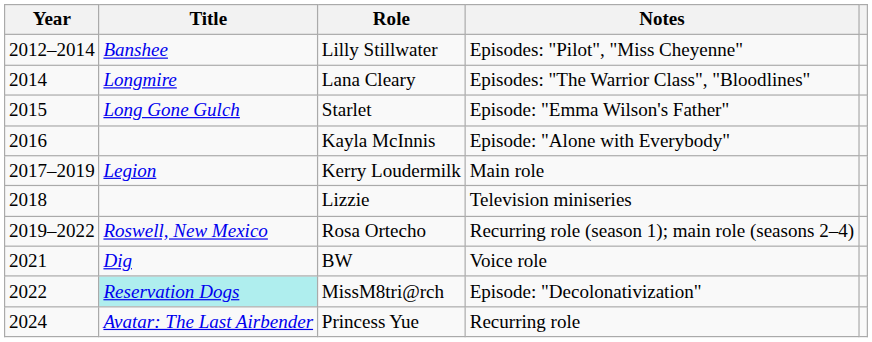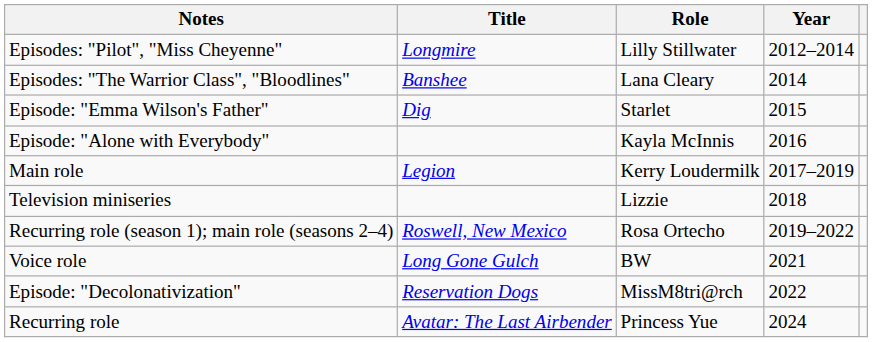columns swapped: (52, 19) <-> (662, 19)
(136, 49) Banshee -> (439, 49) Longmire
(140, 79) Longmire -> (434, 79) Banshee
(172, 110) Long Gone Gulch -> (416, 110) Dig
(118, 261) Dig -> (470, 261) Long Gone Gulch
(171, 291) paleturquoise background -> (470, 291) no background
